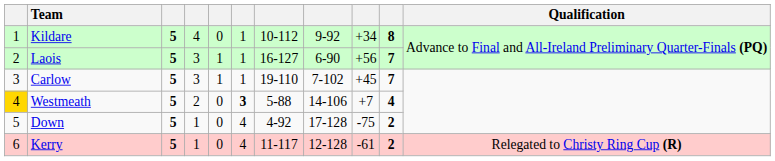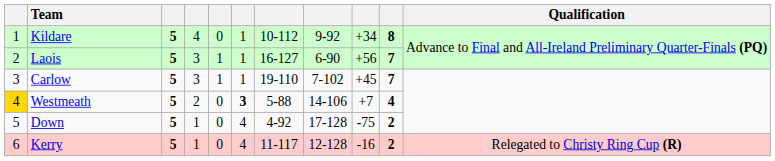(366, 144) -61 -> (366, 144) -16
